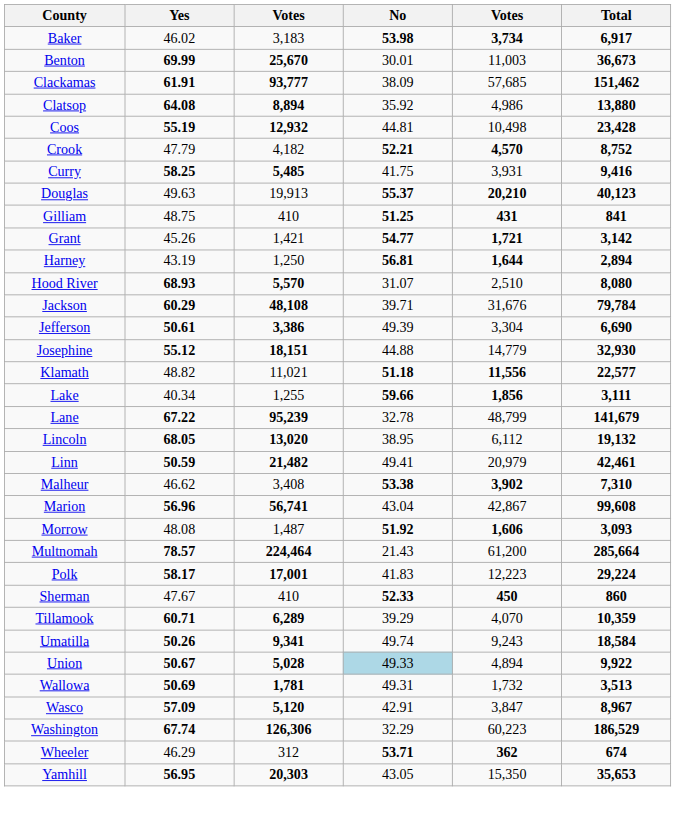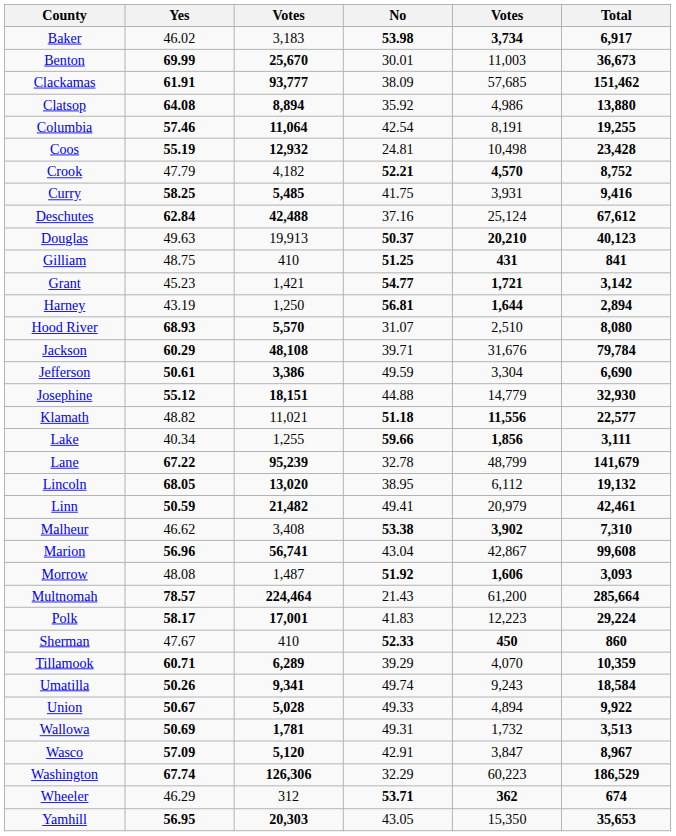+ row: (65, 127)
(398, 127) 44.81 -> (398, 149) 24.81
+ row: (65, 216)
(398, 194) 55.37 -> (398, 238) 50.37
(179, 238) 45.26 -> (179, 283) 45.23
(398, 328) 49.39 -> (398, 372) 49.59
(398, 663) lightblue background -> (398, 707) no background
